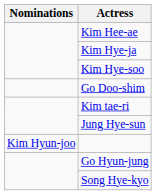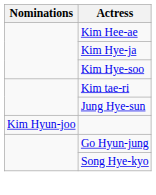- row: (113, 87)
